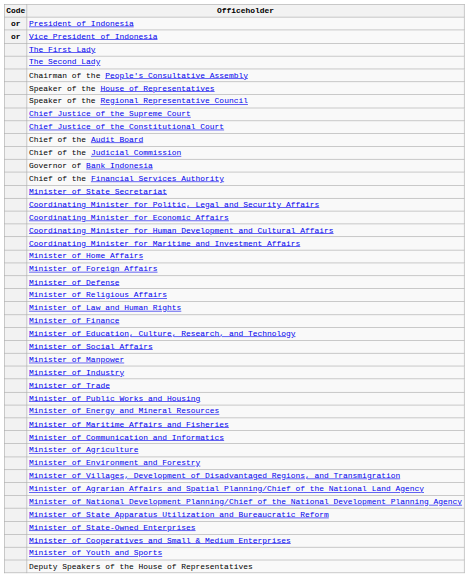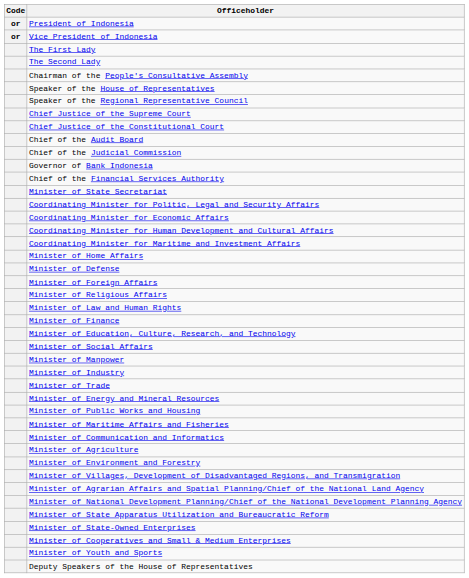rows swapped: (93, 269) <-> (74, 282)
rows swapped: (124, 411) <-> (115, 398)
